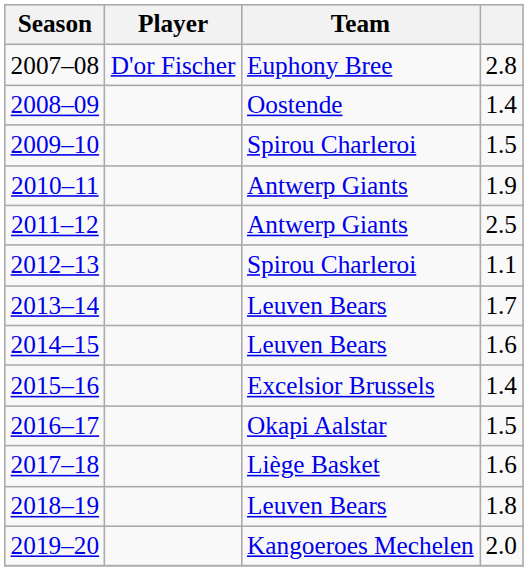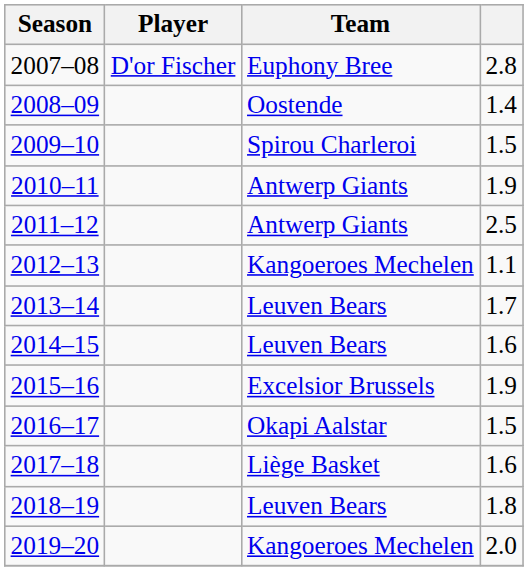(332, 265) Spirou Charleroi -> (360, 265) Kangoeroes Mechelen
(501, 385) 1.4 -> (501, 385) 1.9
